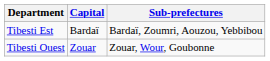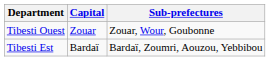rows swapped: (30, 30) <-> (36, 47)
